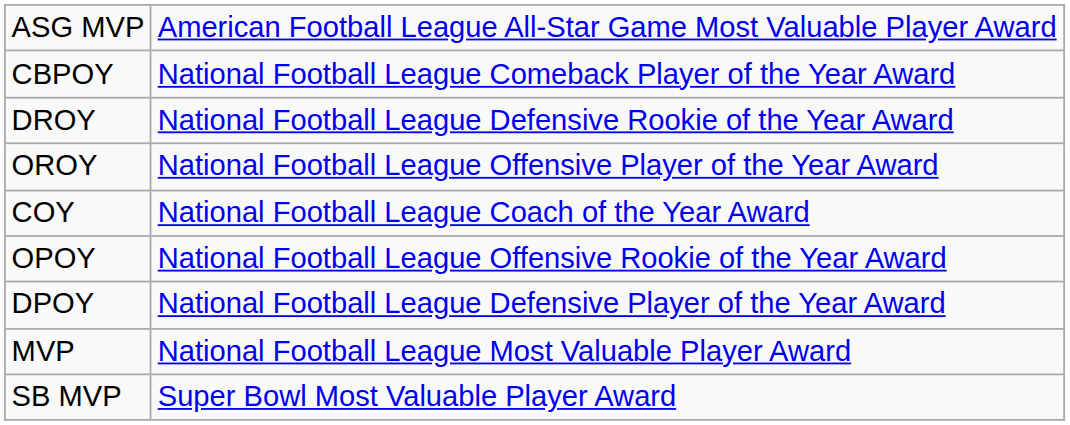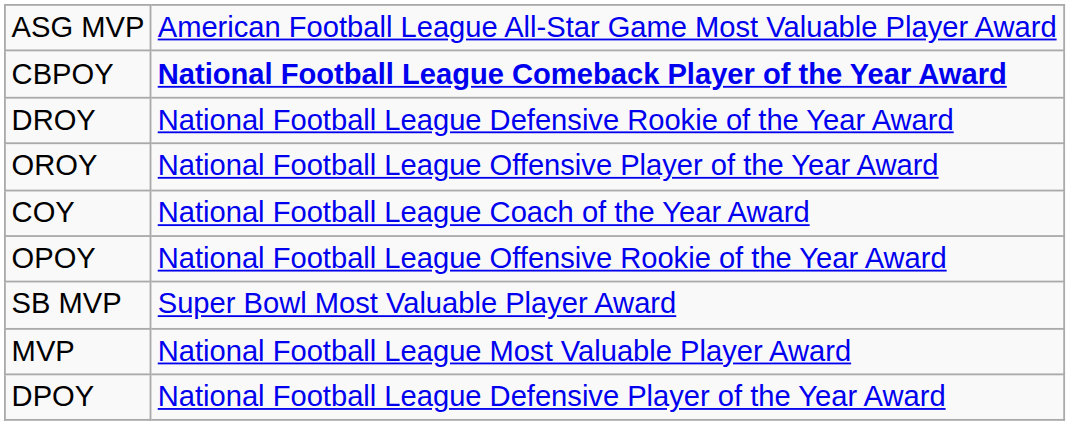(557, 73) normal -> (582, 73) bold
rows swapped: (53, 304) <-> (67, 397)
